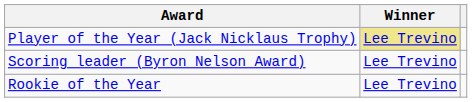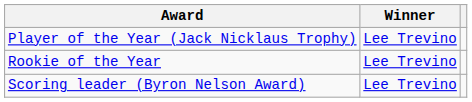(410, 39) khaki background -> (410, 39) no background
rows swapped: (84, 85) <-> (157, 62)
